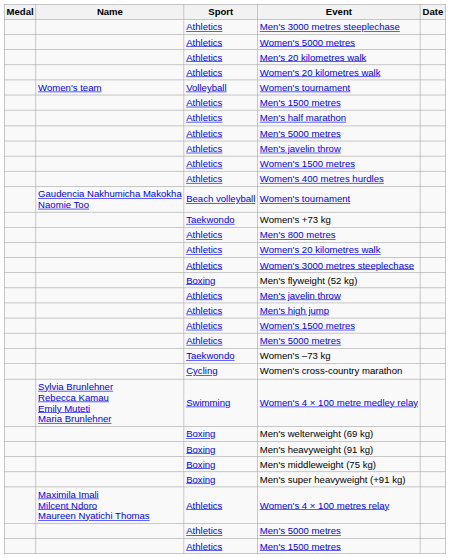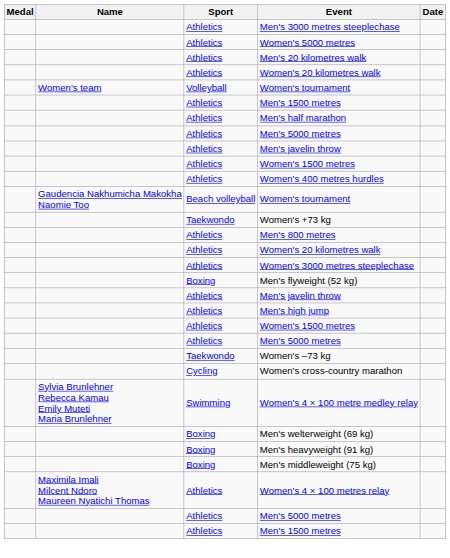- row: (201, 479)
